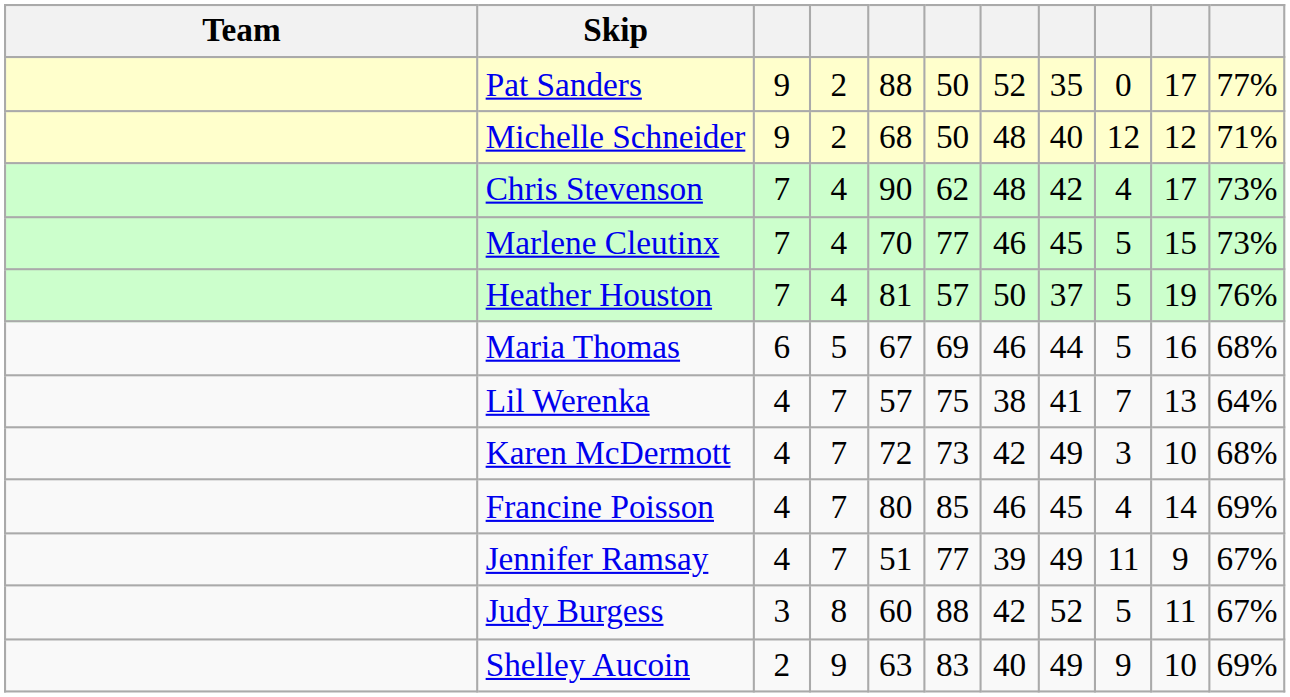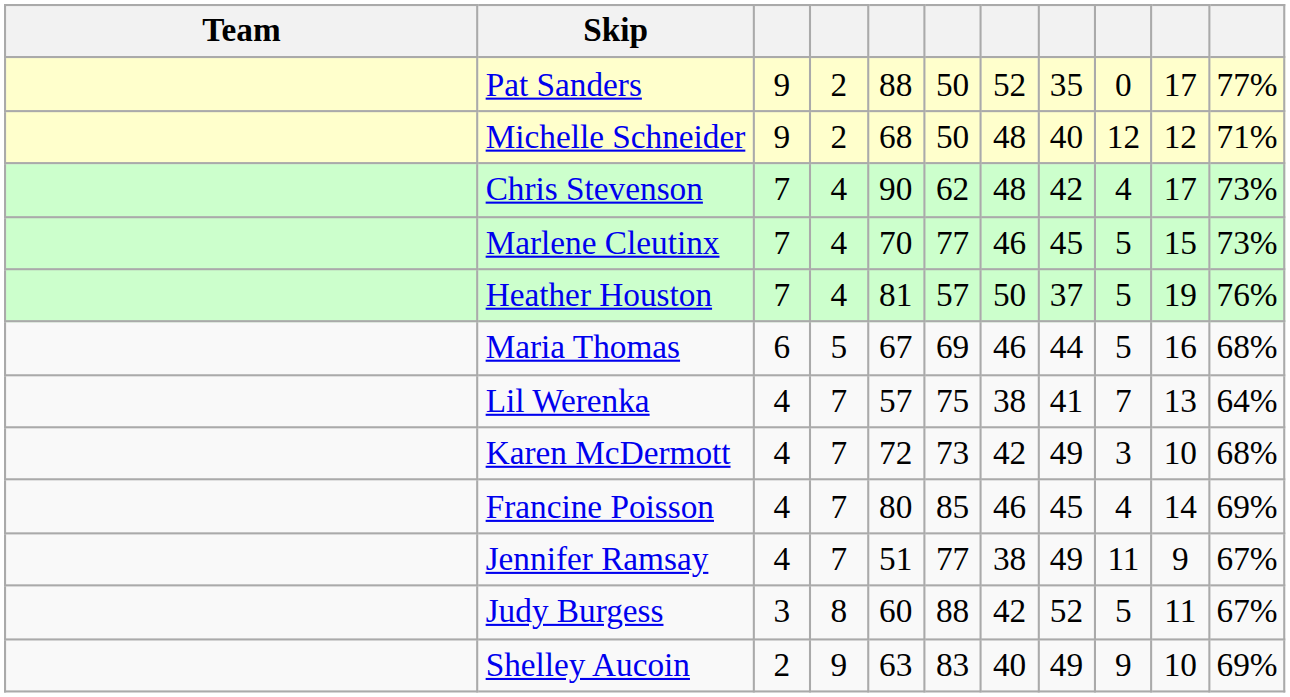(1010, 558) 39 -> (1010, 558) 38
